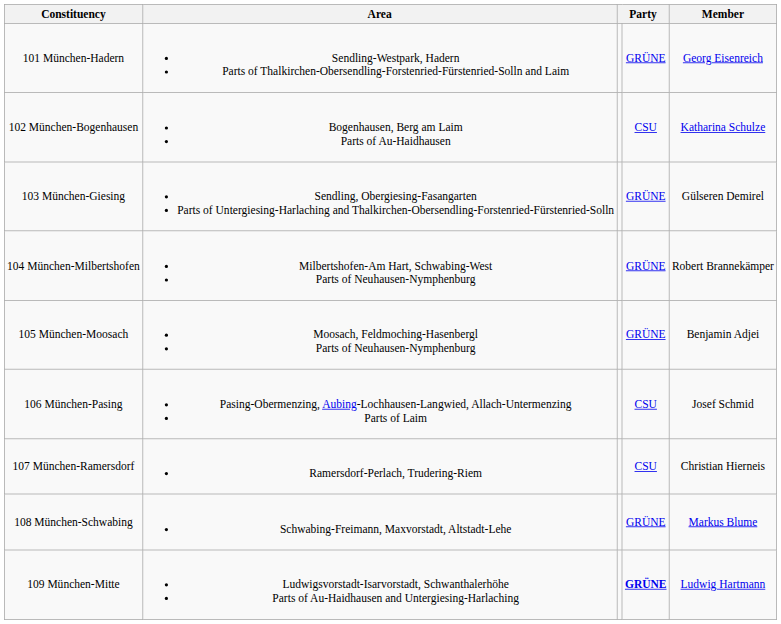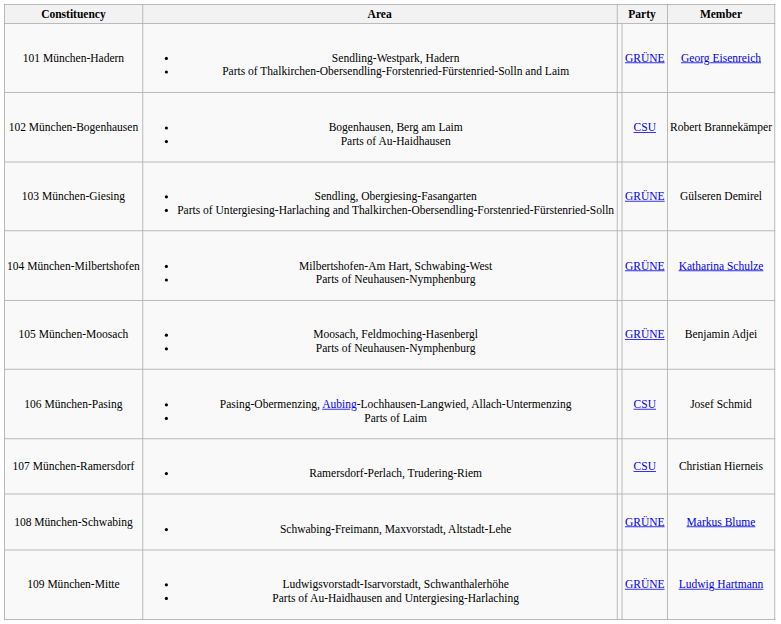(723, 127) Katharina Schulze -> (721, 127) Robert Brannekämper
(723, 266) Robert Brannekämper -> (721, 266) Katharina Schulze
(646, 585) bold -> (645, 585) normal
